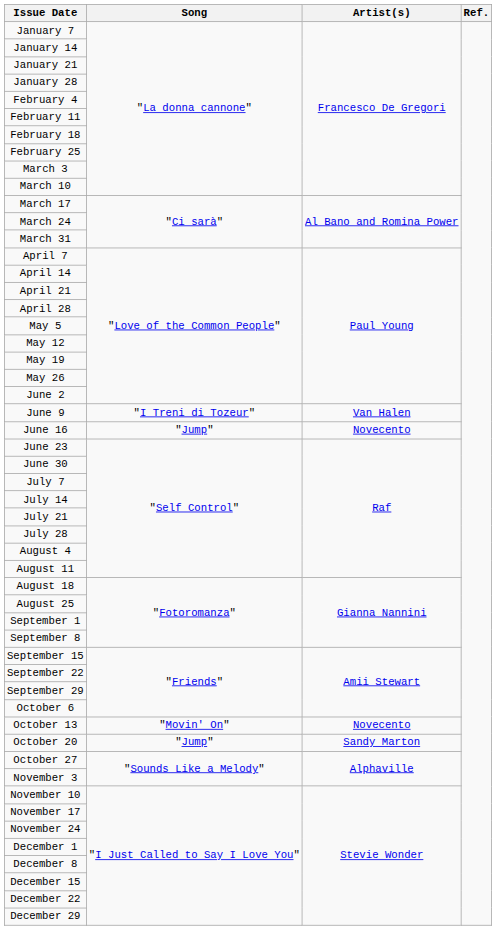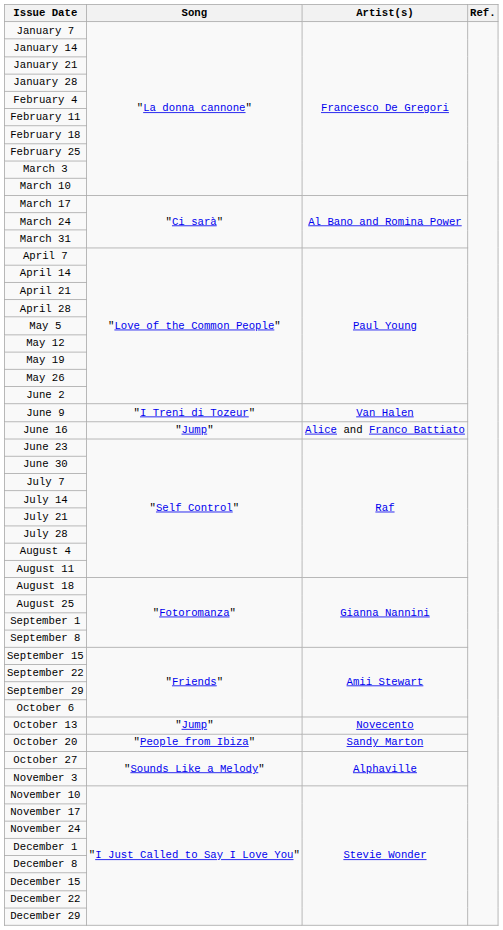(382, 430) Novecento -> (385, 430) Alice and Franco Battiato
(194, 725) "Movin' On" -> (194, 725) "Jump"
(194, 743) "Jump" -> (194, 743) "People from Ibiza"
